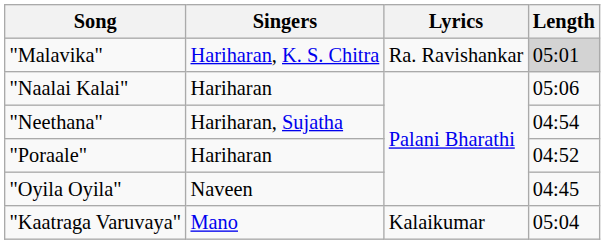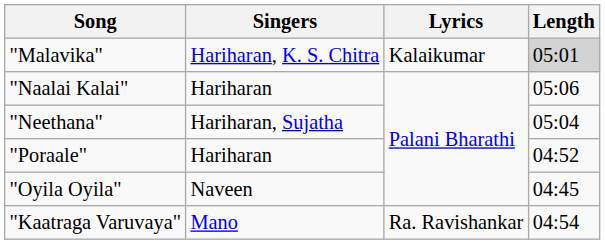(456, 55) Ra. Ravishankar -> (437, 55) Kalaikumar
(556, 122) 04:54 -> (556, 122) 05:04
(437, 222) Kalaikumar -> (456, 222) Ra. Ravishankar
(556, 222) 05:04 -> (556, 222) 04:54
